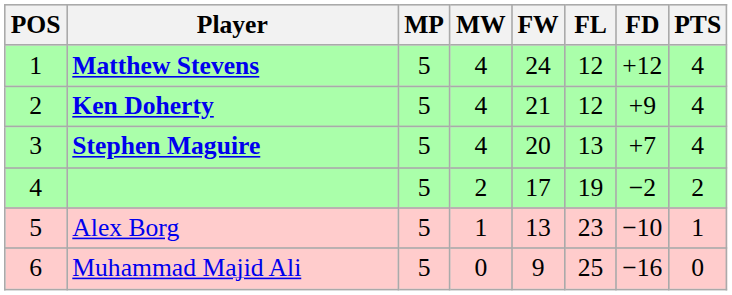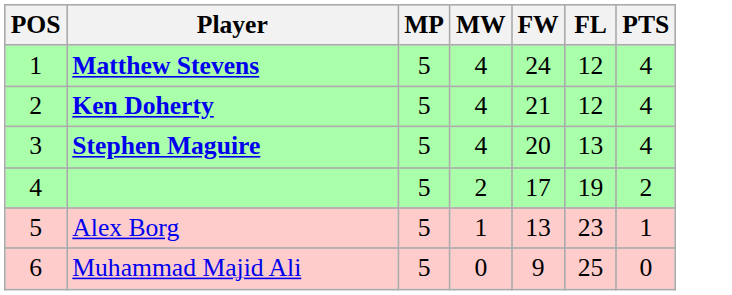- column: (642, 24)
